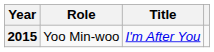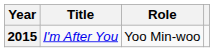columns swapped: (163, 15) <-> (81, 15)
